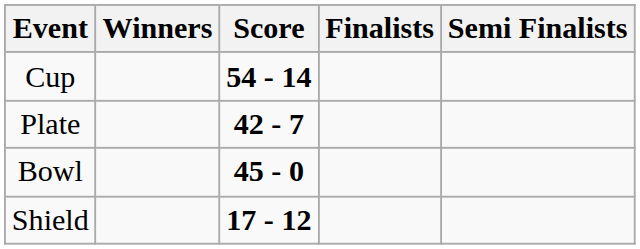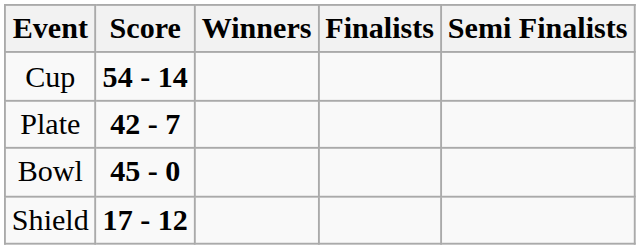columns swapped: (157, 28) <-> (269, 28)
